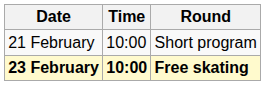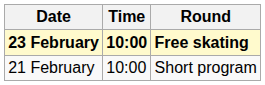rows swapped: (51, 42) <-> (54, 67)
